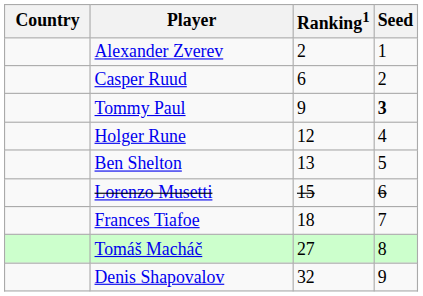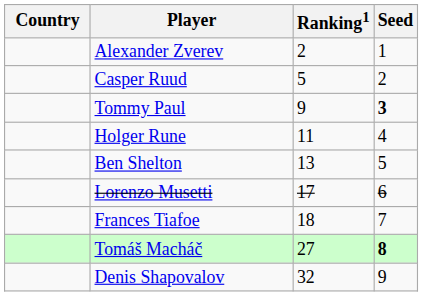(301, 79) 6 -> (301, 79) 5
(306, 136) 12 -> (306, 136) 11
(306, 192) 15 -> (306, 192) 17
(382, 248) normal -> (382, 248) bold
